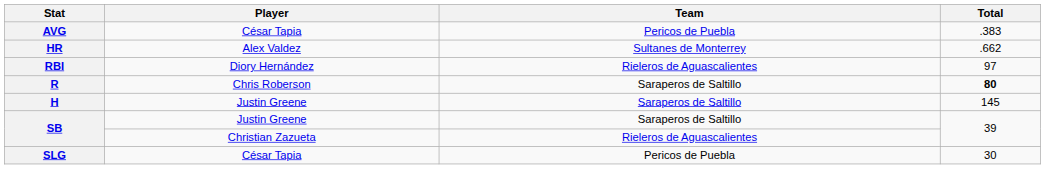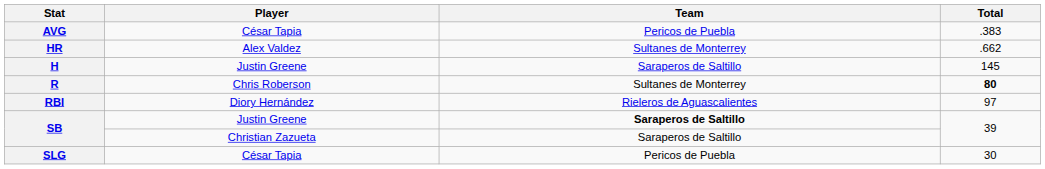rows swapped: (54, 66) <-> (54, 102)
(690, 84) Saraperos de Saltillo -> (690, 84) Sultanes de Monterrey
(690, 119) normal -> (690, 119) bold
(690, 137) Rieleros de Aguascalientes -> (690, 137) Saraperos de Saltillo
